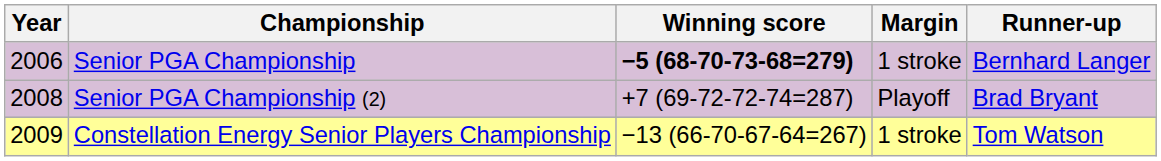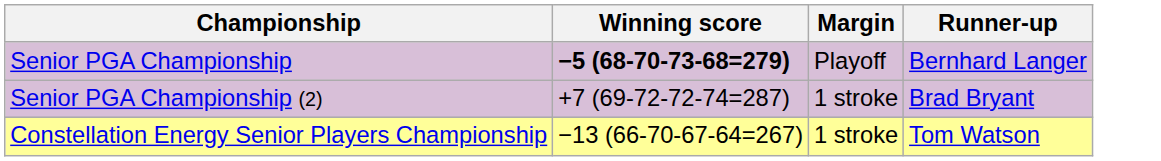- column: (37, 23)
(920, 60) 1 stroke -> (850, 60) Playoff
(914, 98) Playoff -> (856, 98) 1 stroke
